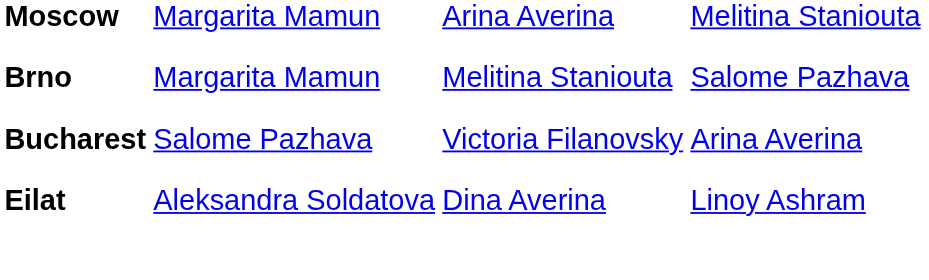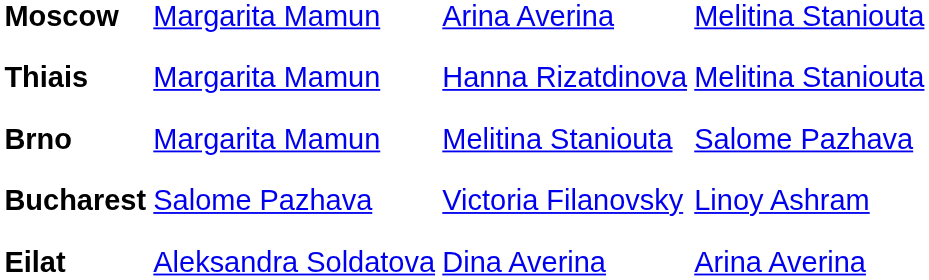+ row: (46, 77)
(776, 139) Arina Averina -> (782, 200) Linoy Ashram
(778, 200) Linoy Ashram -> (780, 262) Arina Averina
